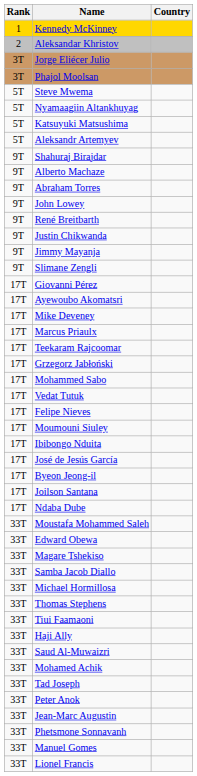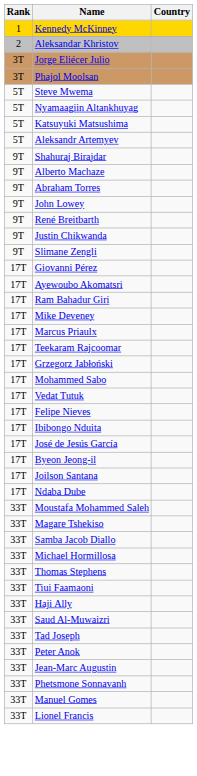- row: (67, 252)
+ row: (72, 300)
- row: (71, 428)
- row: (66, 540)
- row: (69, 667)
